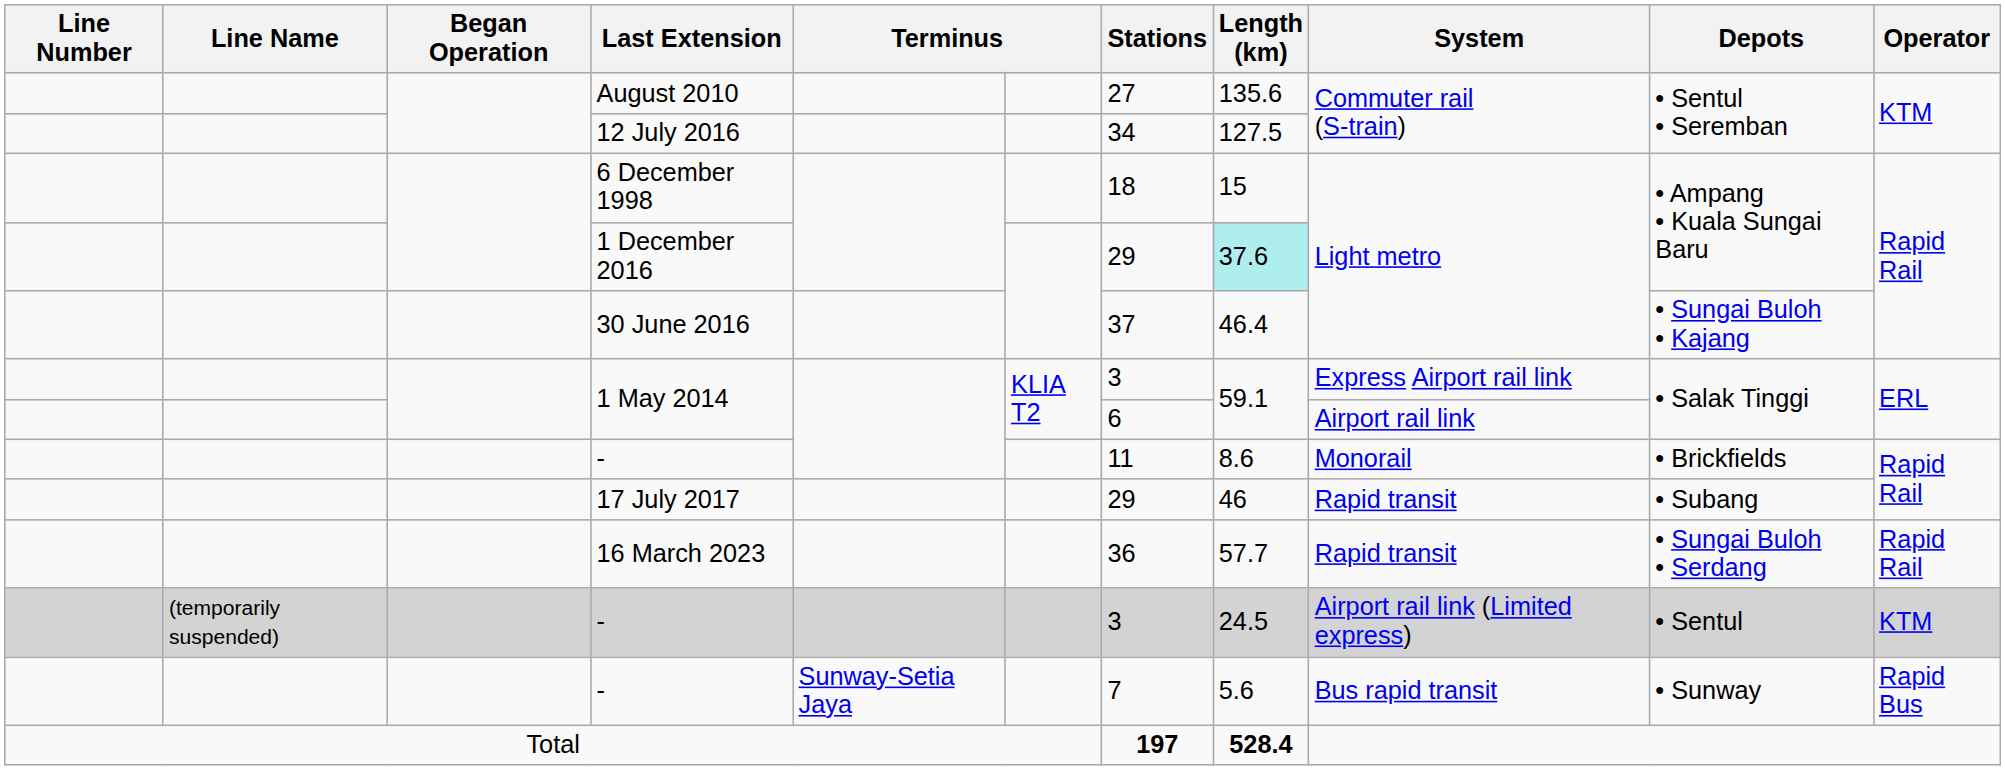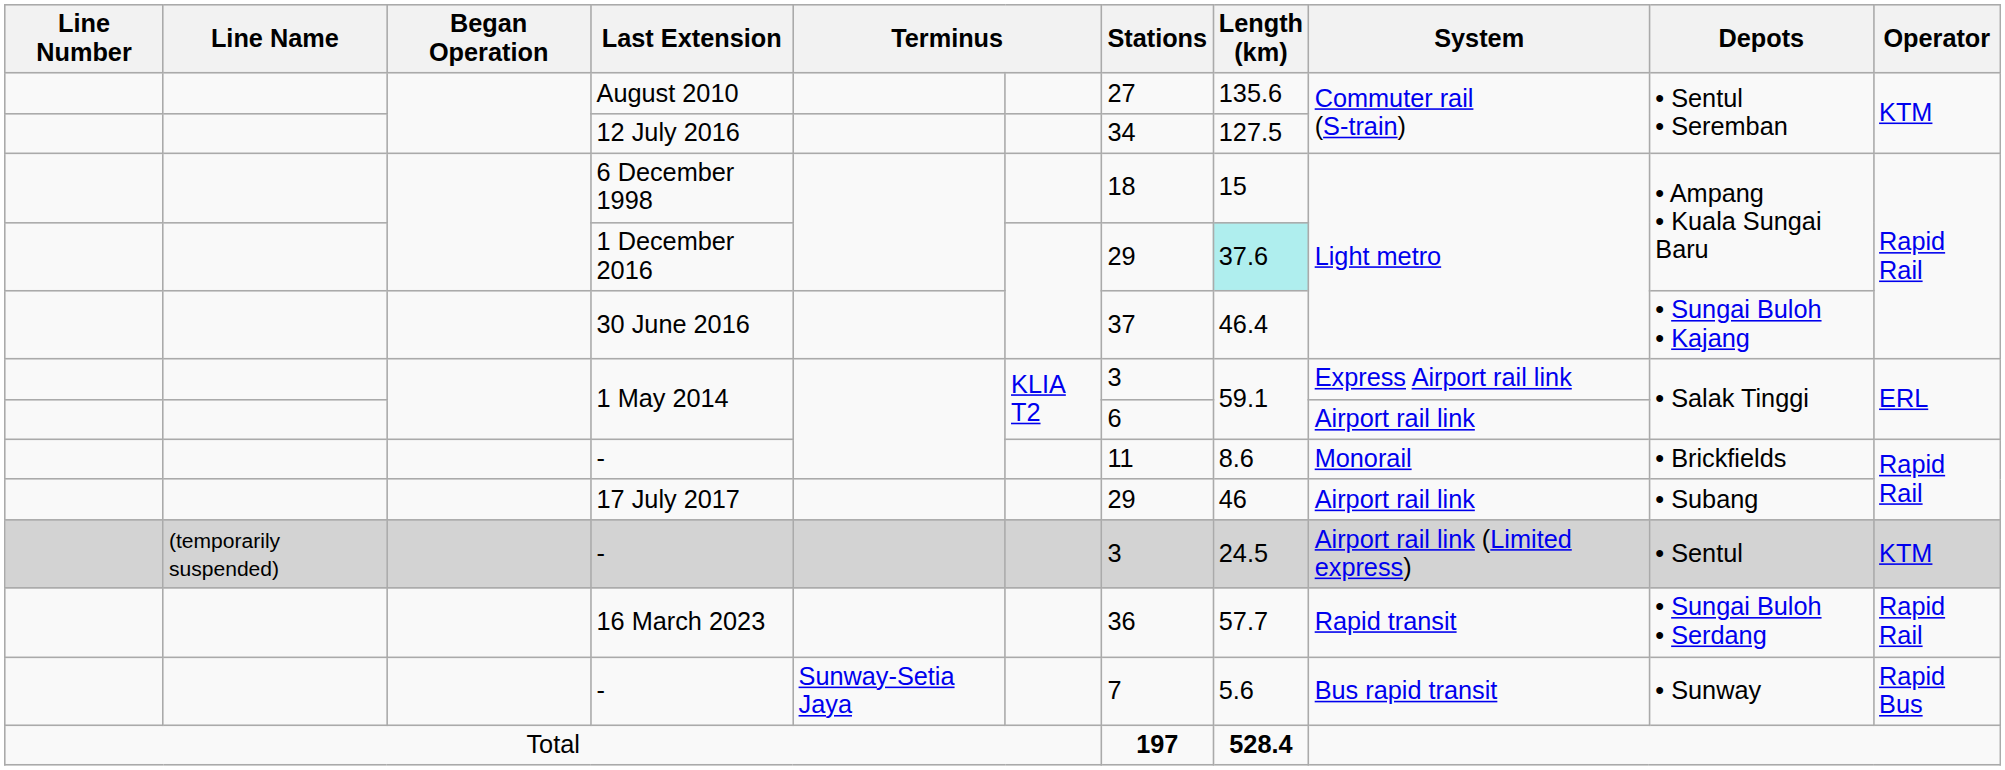(1386, 499) Rapid transit -> (1395, 499) Airport rail link
rows swapped: (225, 623) <-> (275, 554)
